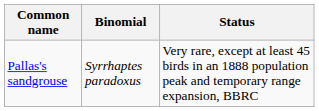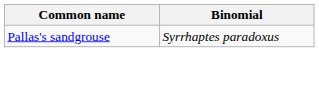- column: (237, 22)
